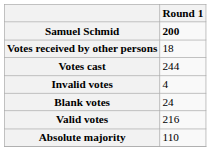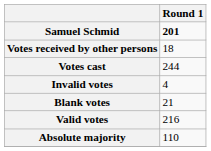(171, 31) 200 -> (171, 31) 201
(168, 102) 24 -> (168, 102) 21
